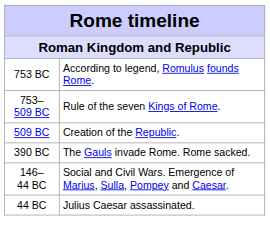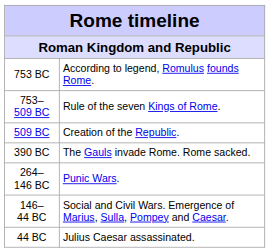+ row: (32, 179)
